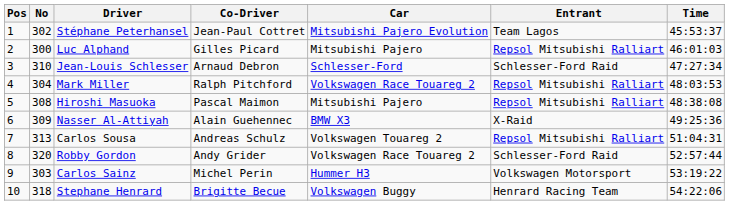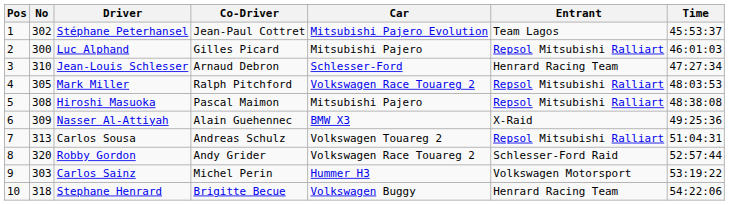(556, 67) Schlesser-Ford Raid -> (556, 67) Henrard Racing Team
(42, 85) 304 -> (42, 85) 305
